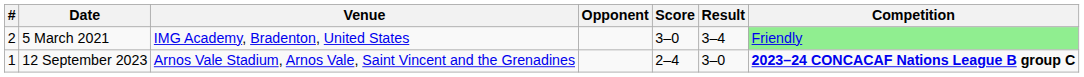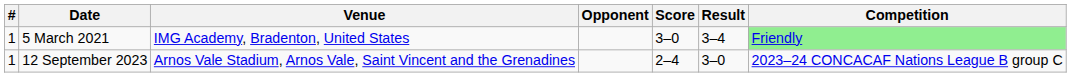(12, 38) 2 -> (12, 38) 1
(913, 60) bold -> (907, 60) normal
